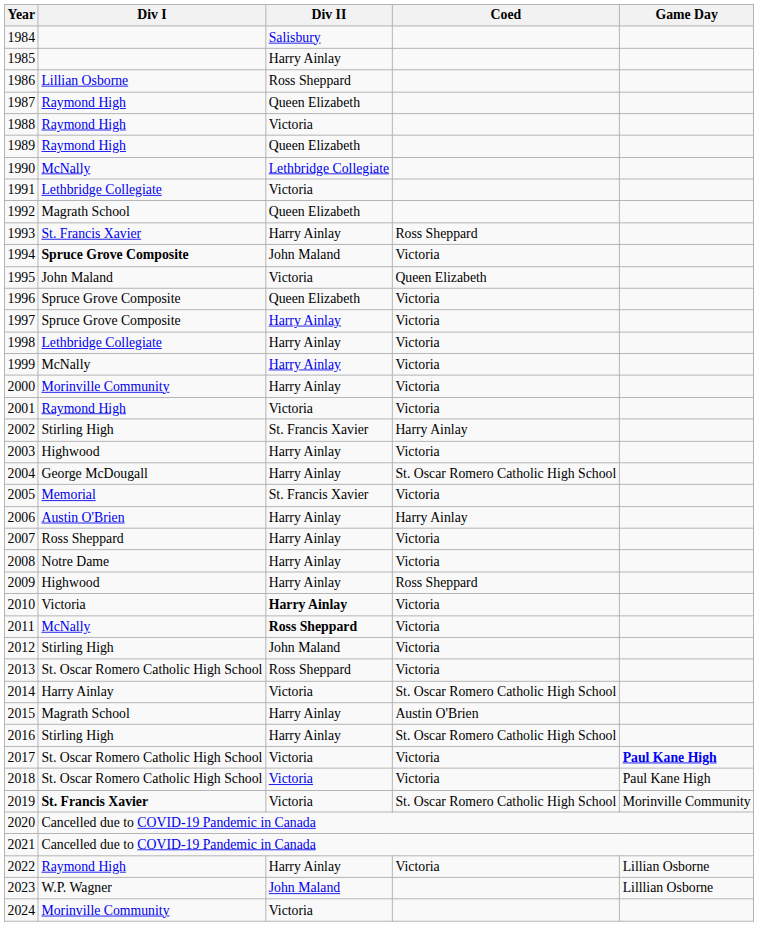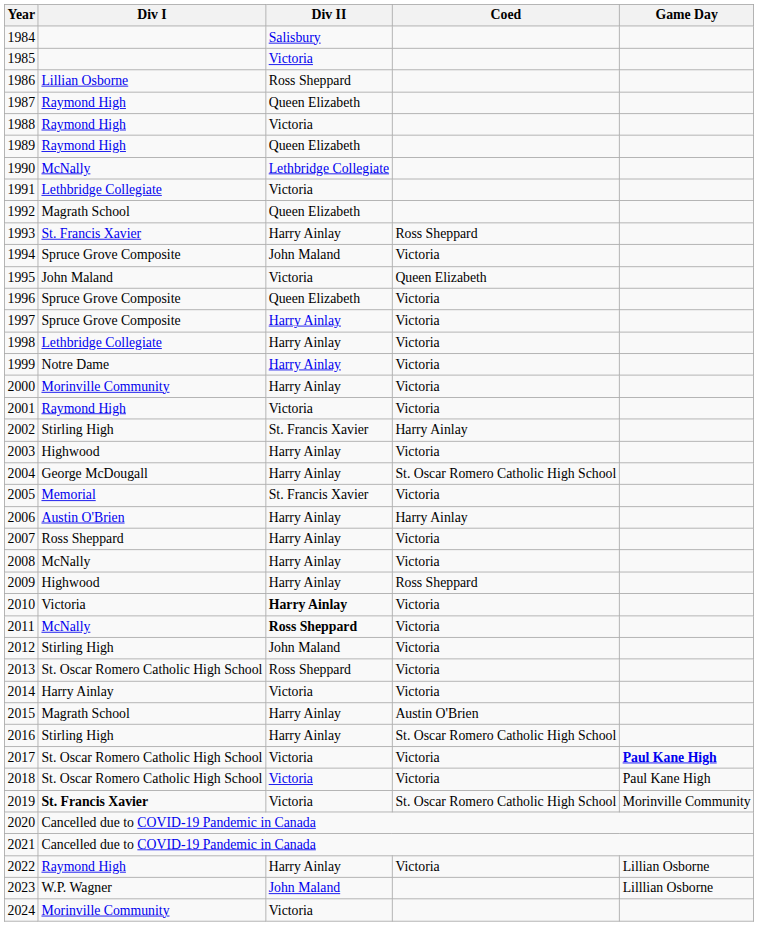(305, 59) Harry Ainlay -> (291, 59) Victoria
(115, 255) bold -> (111, 255) normal
(66, 364) McNally -> (75, 364) Notre Dame
(75, 560) Notre Dame -> (66, 560) McNally
(506, 691) St. Oscar Romero Catholic High School -> (418, 691) Victoria
